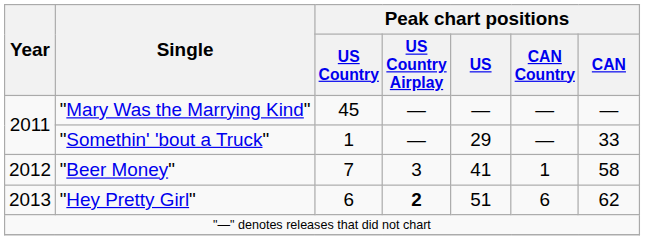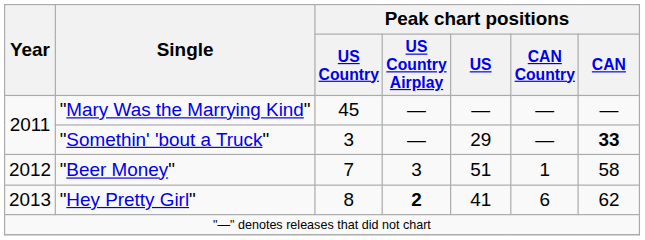(349, 139) 1 -> (349, 139) 3
(609, 139) normal -> (609, 139) bold
(481, 169) 41 -> (481, 169) 51
(349, 199) 6 -> (349, 199) 8
(481, 199) 51 -> (481, 199) 41
